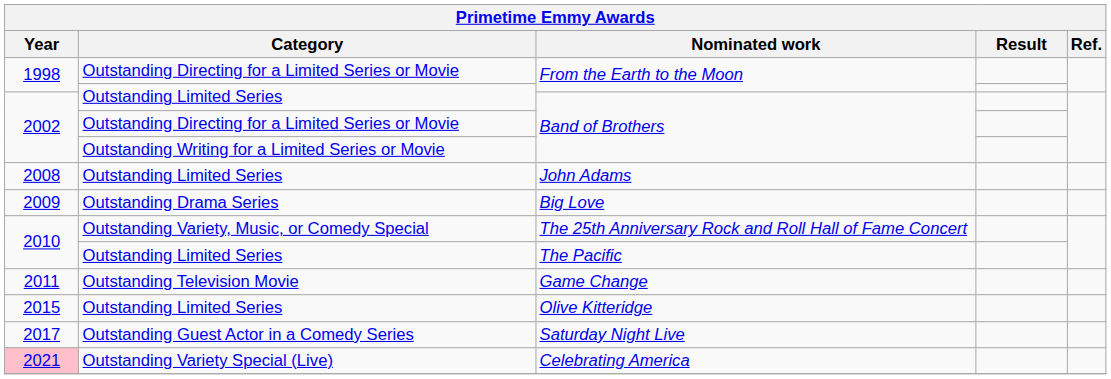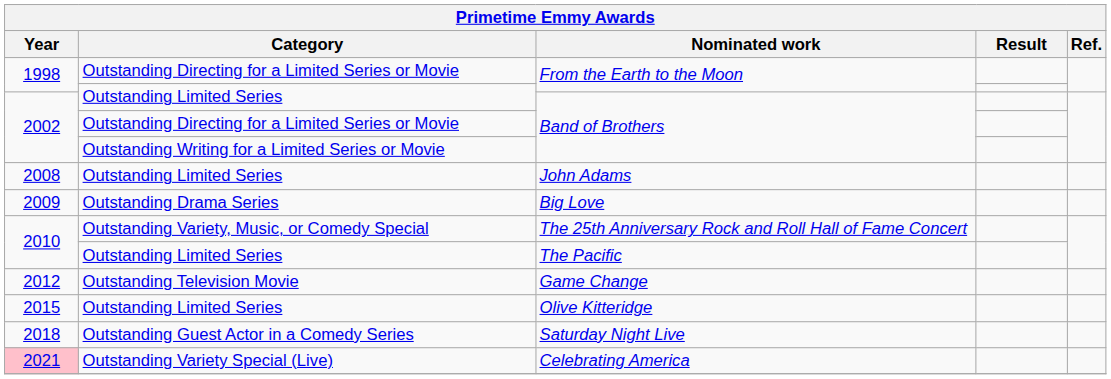(42, 281) 2011 -> (42, 281) 2012
(42, 334) 2017 -> (42, 334) 2018
